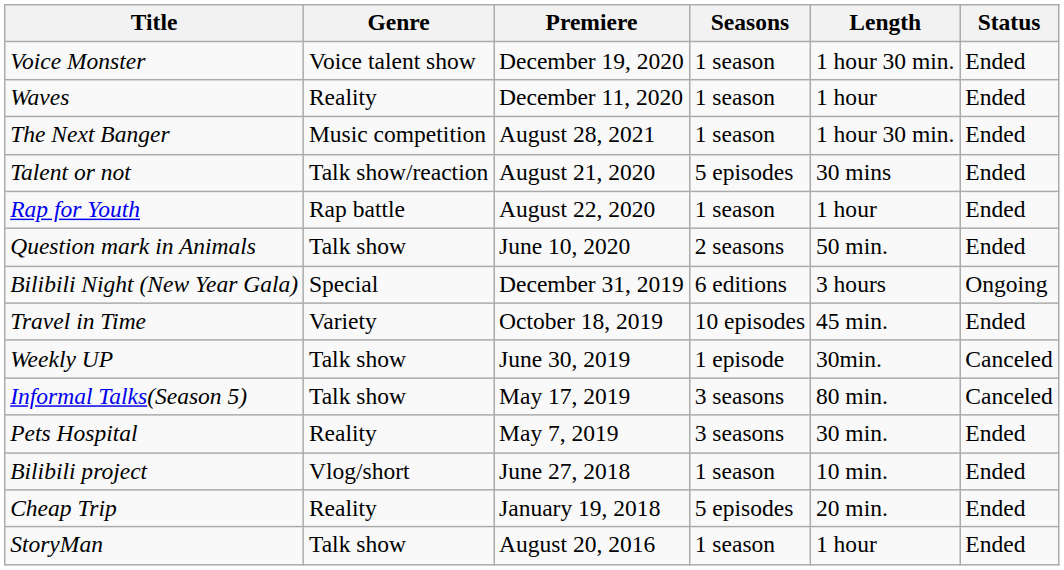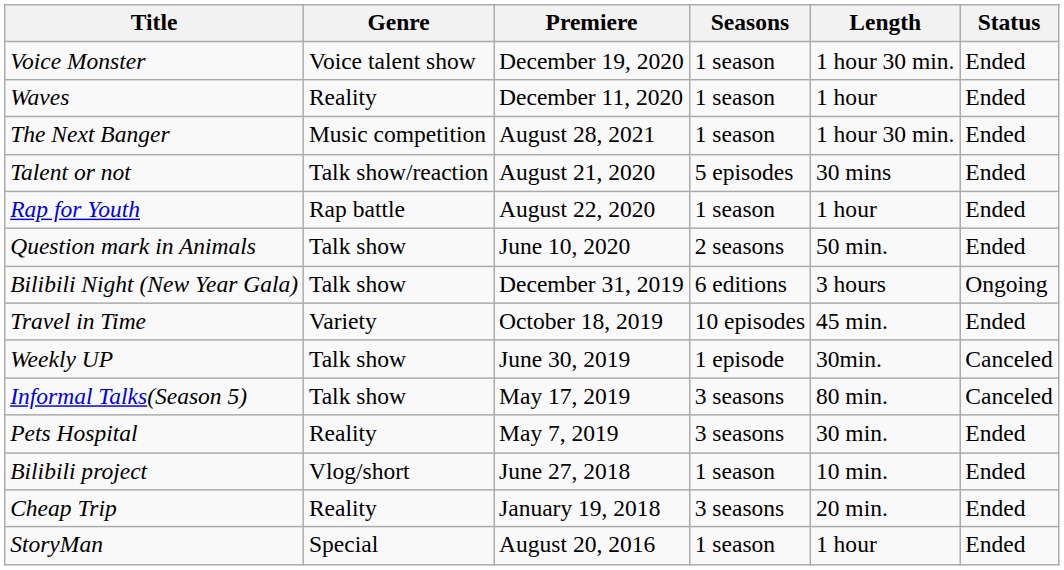(344, 284) Special -> (357, 284) Talk show
(744, 508) 5 episodes -> (739, 508) 3 seasons
(357, 545) Talk show -> (344, 545) Special
